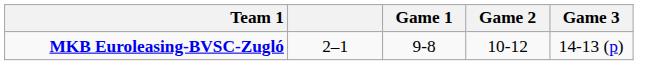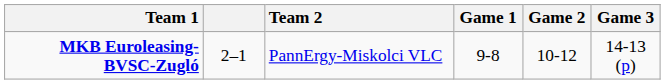+ column: (296, 18)
